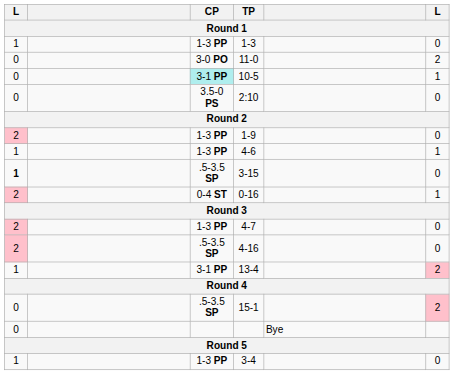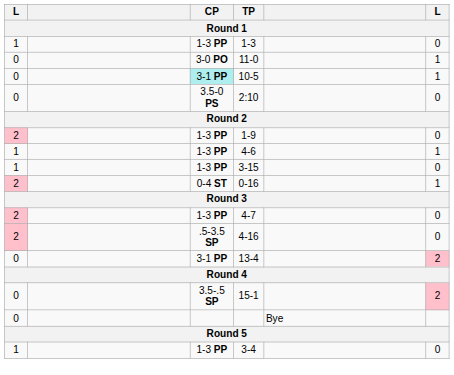(437, 60) 2 -> (437, 60) 1
(16, 173) bold -> (16, 167) normal
(212, 173) .5-3.5 SP -> (212, 167) 1-3 PP
(16, 270) 1 -> (16, 258) 0
(212, 307) .5-3.5 SP -> (212, 296) 3.5-.5 SP
